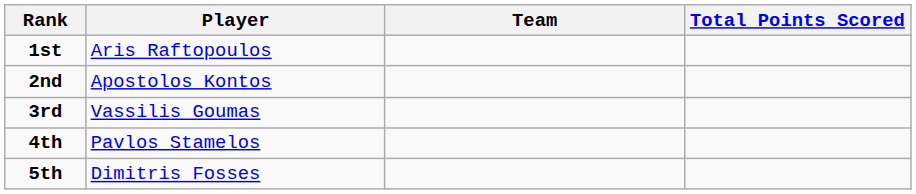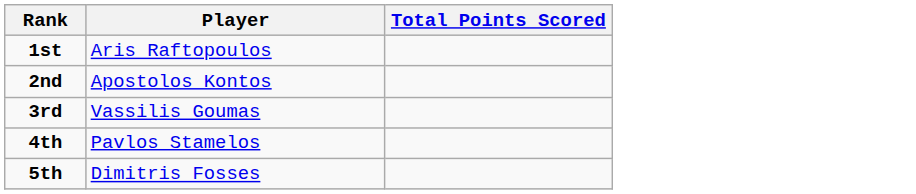- column: (535, 20)
